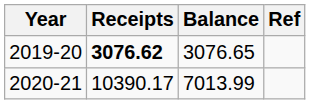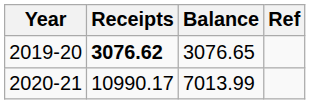(133, 83) 10390.17 -> (133, 83) 10990.17
